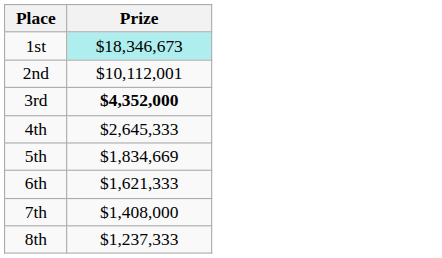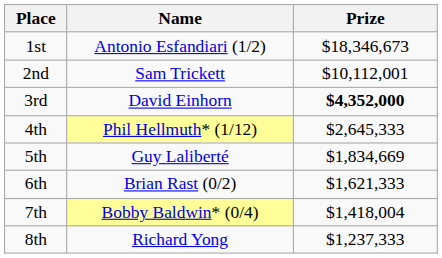+ column: (180, 18)
(139, 45) paleturquoise background -> (365, 45) no background
(139, 211) $1,408,000 -> (365, 211) $1,418,004
